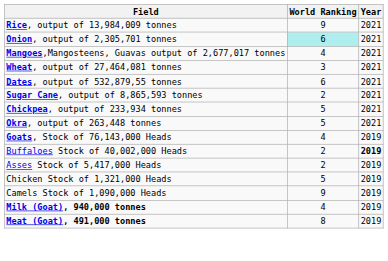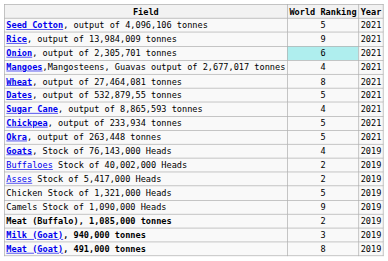+ row: (107, 25)
(323, 67) 3 -> (323, 81) 8
(323, 81) 6 -> (323, 95) 5
(323, 95) 2 -> (323, 109) 4
(371, 151) bold -> (371, 165) normal
+ row: (89, 221)
(323, 207) 4 -> (323, 235) 3
